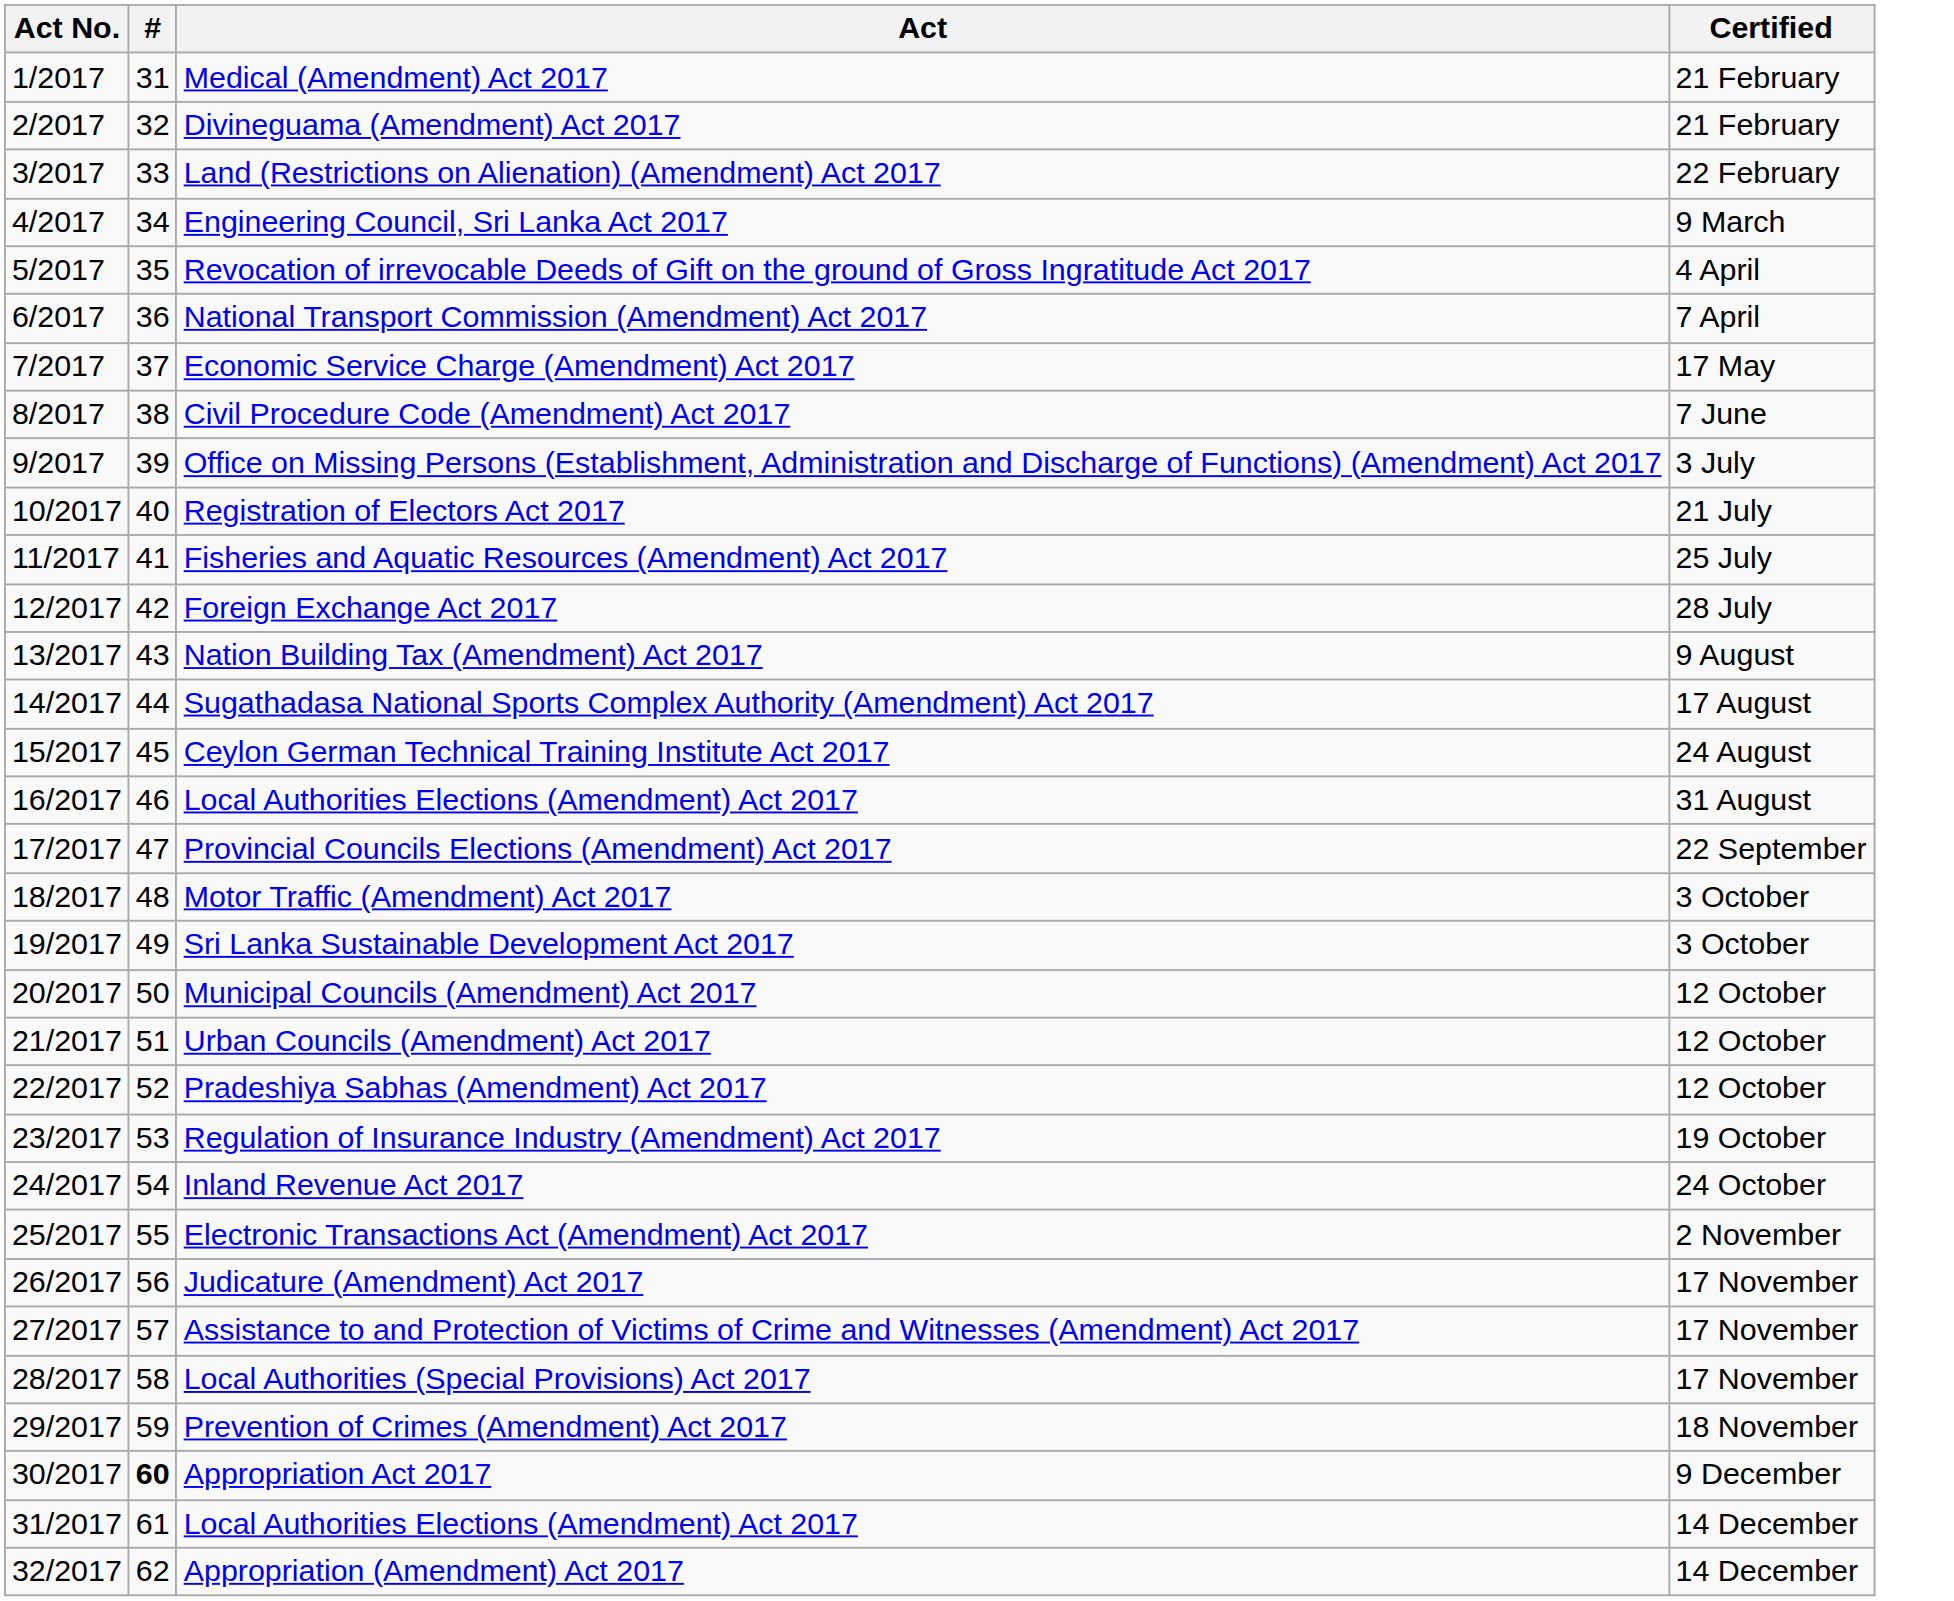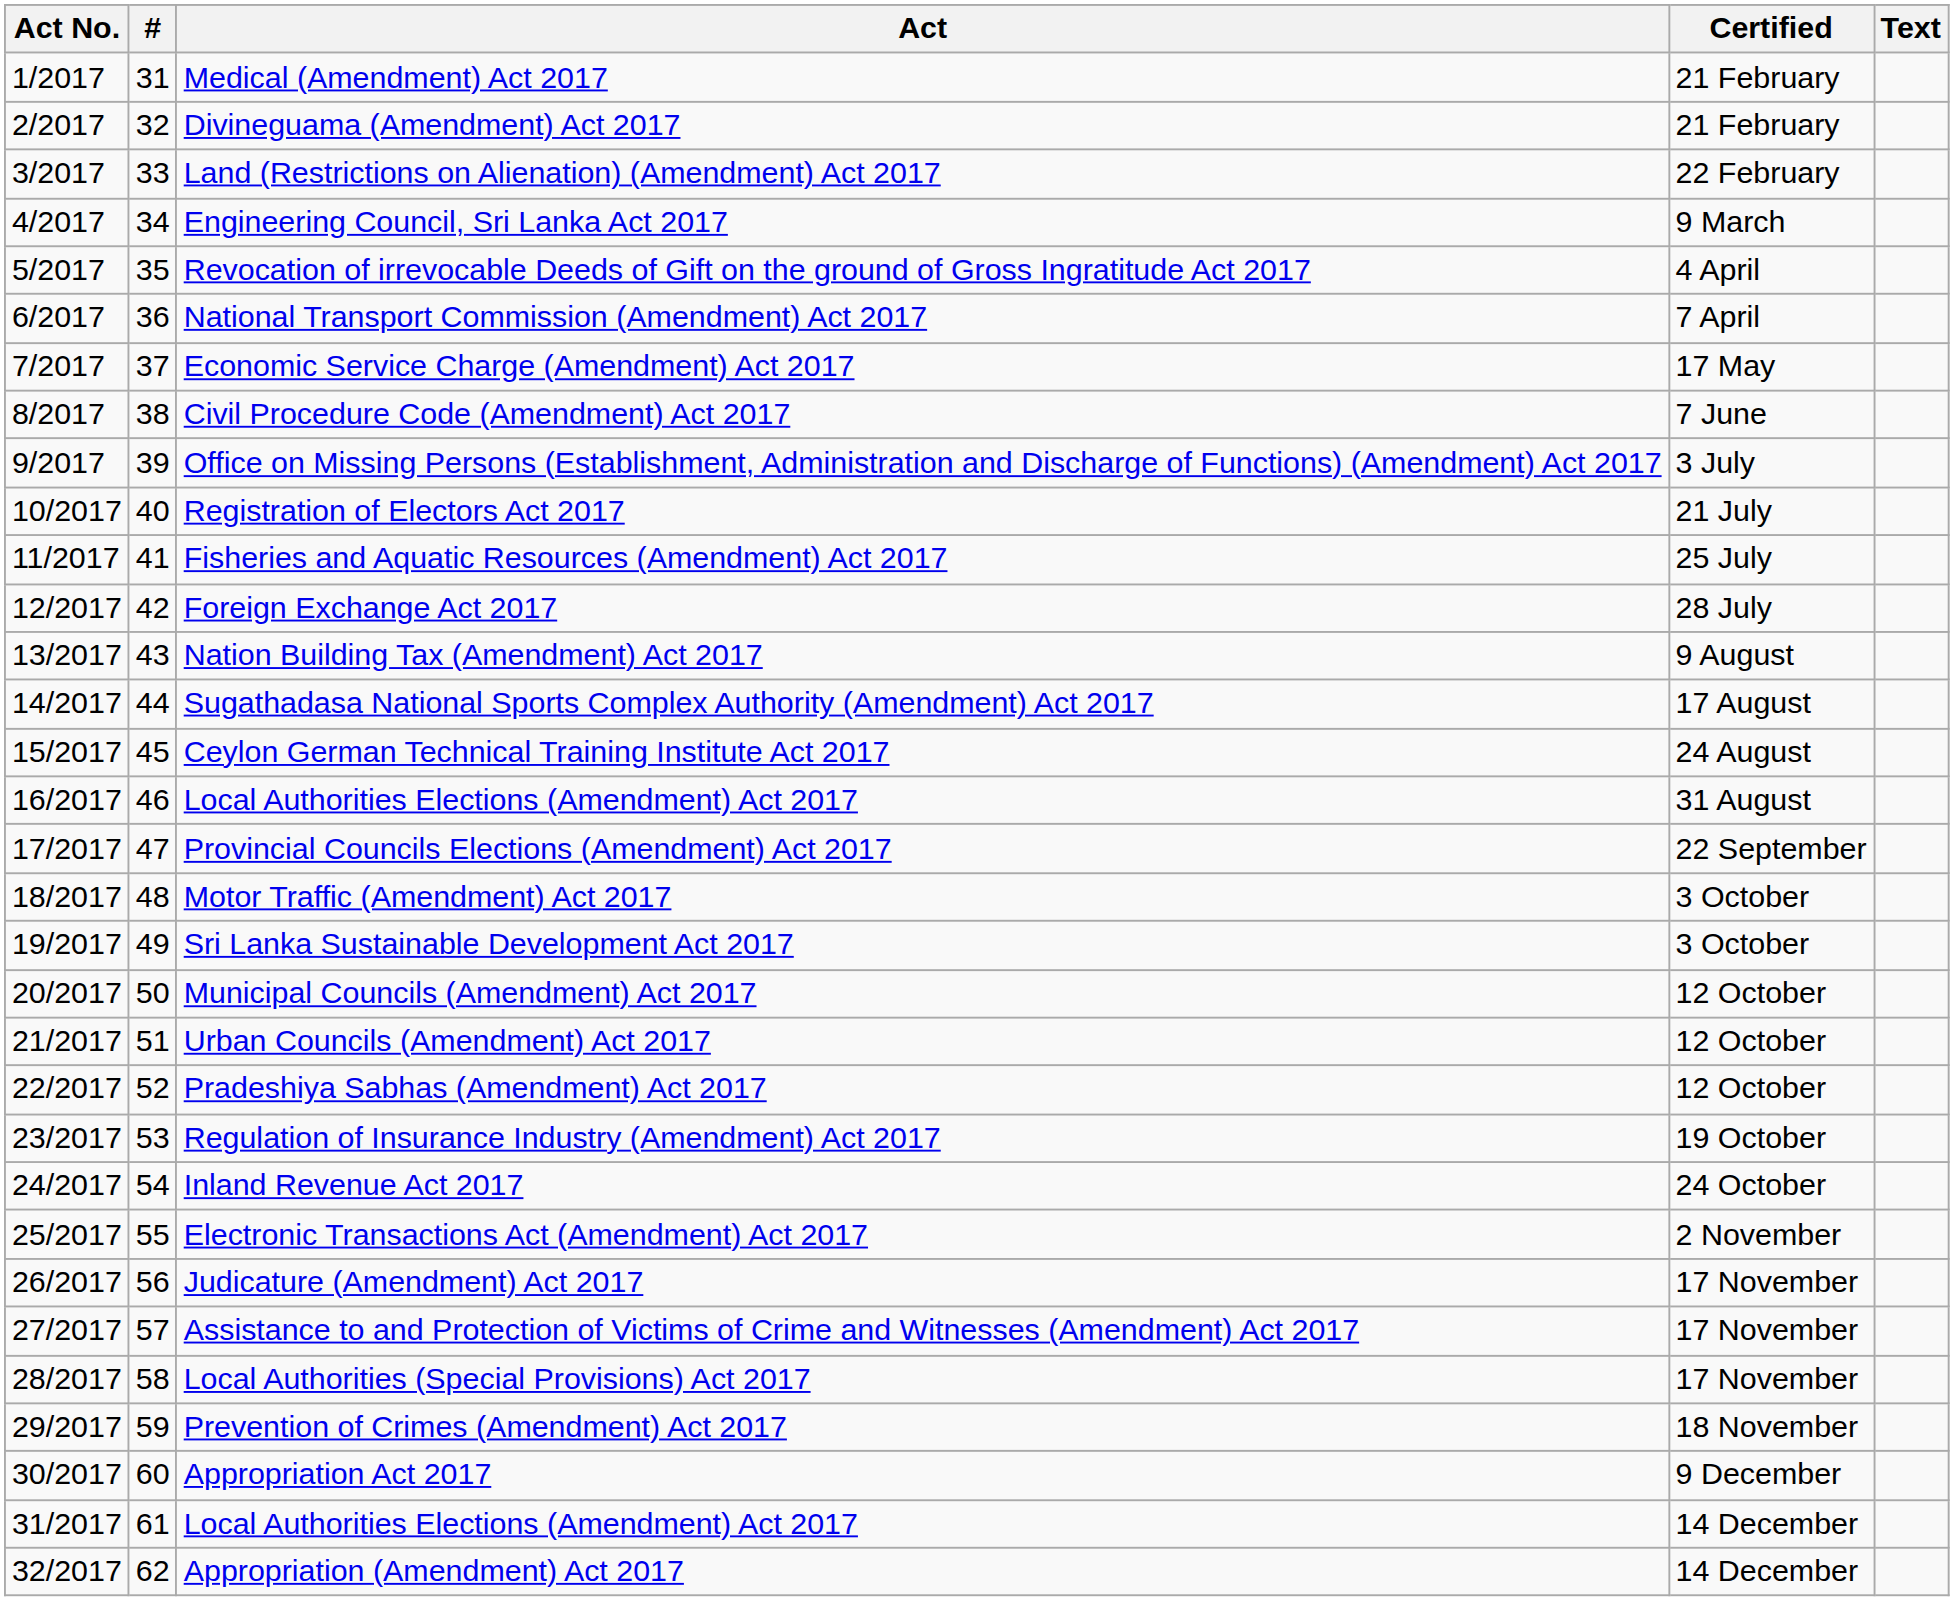+ column: (1911, 28)
(153, 1474) bold -> (153, 1474) normal
